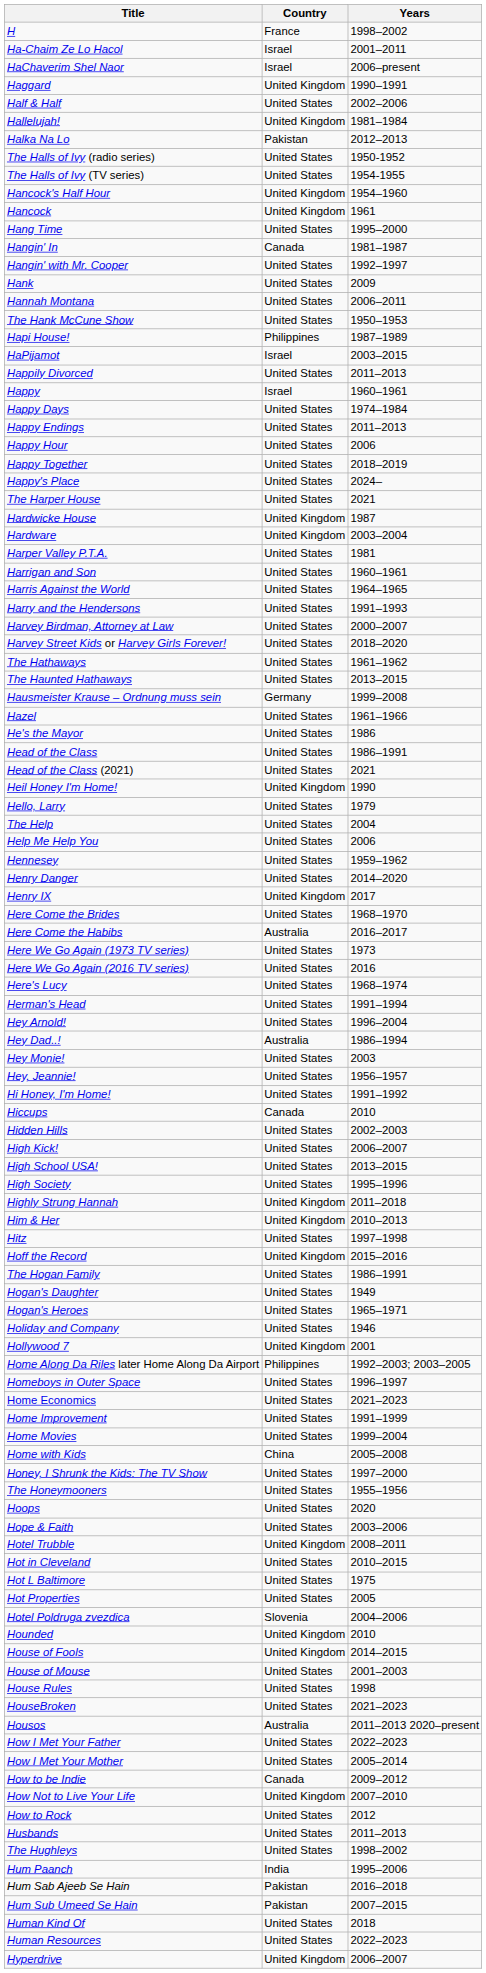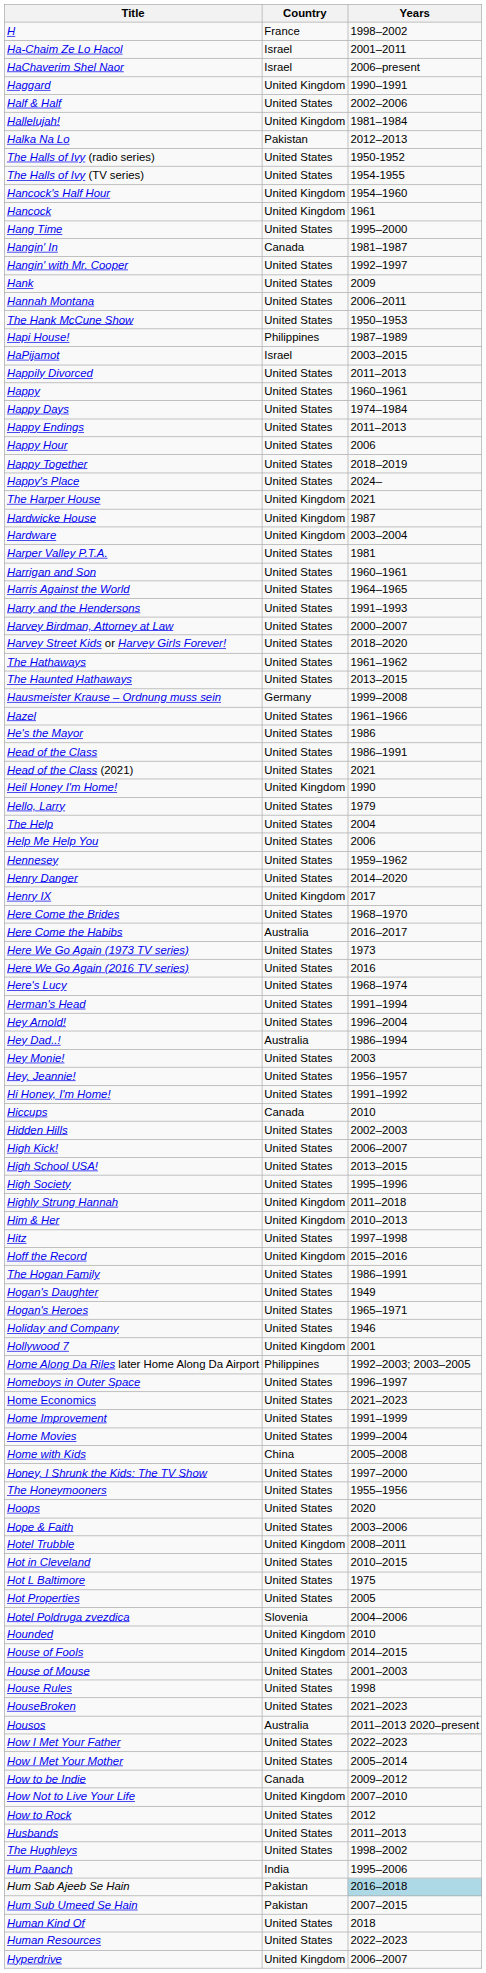(278, 391) Israel -> (298, 391) United States
(298, 499) United States -> (305, 499) United Kingdom
(379, 1887) no background -> (379, 1887) lightblue background
